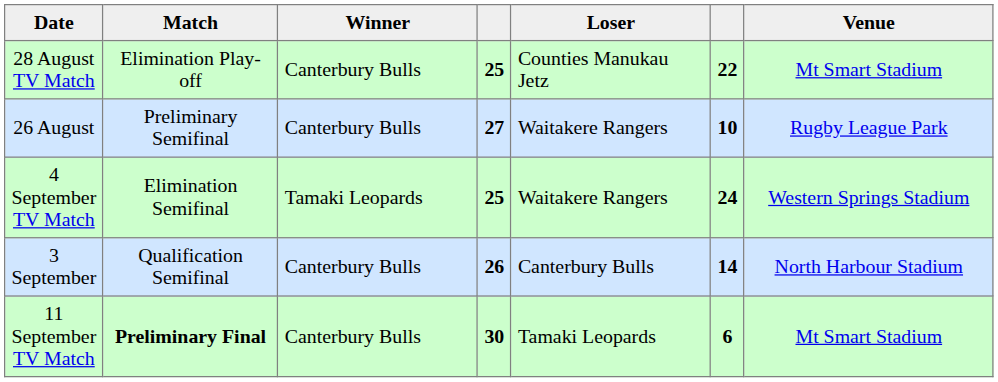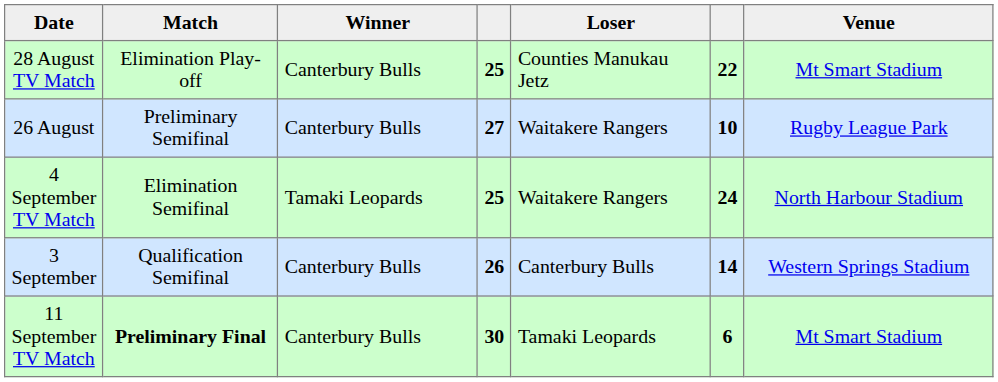(869, 197) Western Springs Stadium -> (869, 197) North Harbour Stadium
(869, 266) North Harbour Stadium -> (869, 266) Western Springs Stadium
